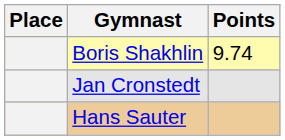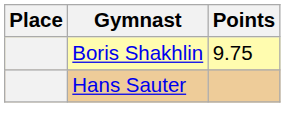(233, 53) 9.74 -> (233, 53) 9.75
- row: (136, 85)
